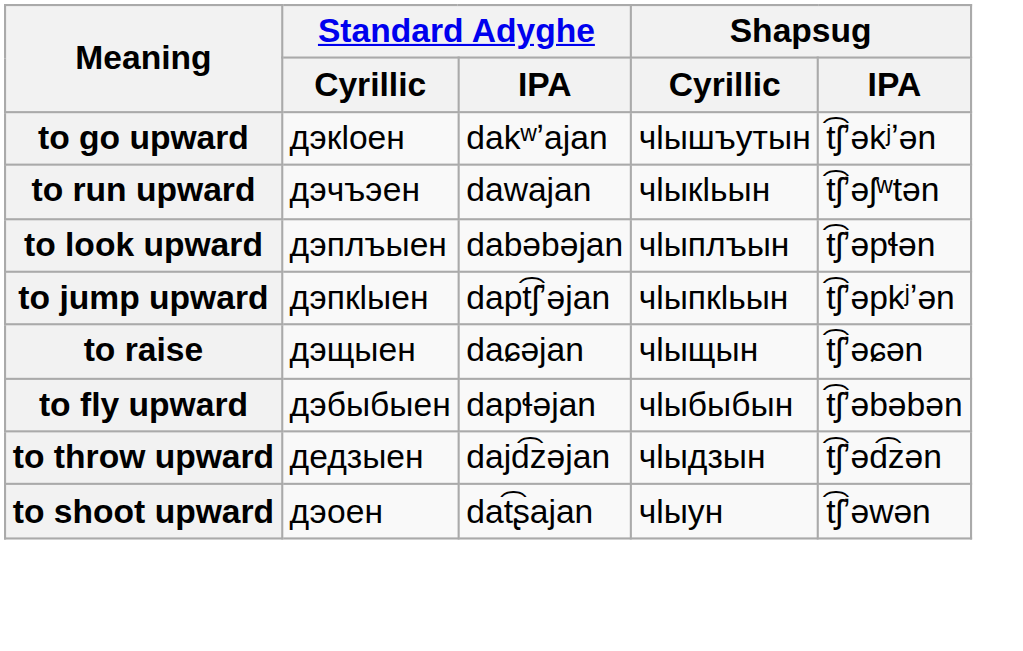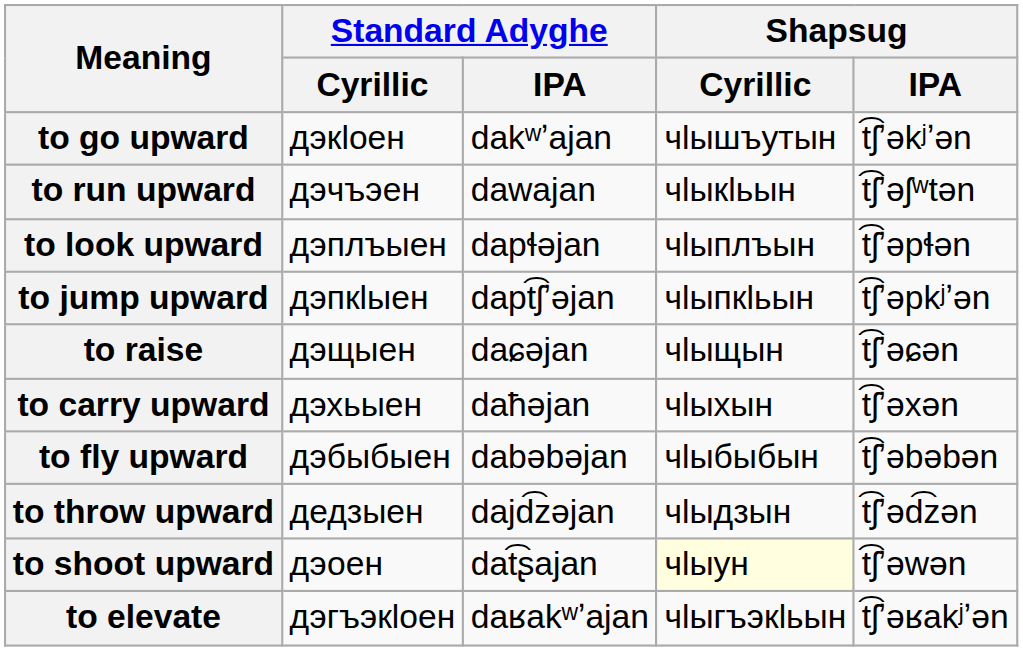(545, 244) dabəbəjan -> (536, 244) dapɬəjan
+ row: (143, 404)
(531, 404) dapɬəjan -> (549, 457) dabəbəjan
(681, 510) no background -> (707, 564) lightyellow background
+ row: (143, 617)
